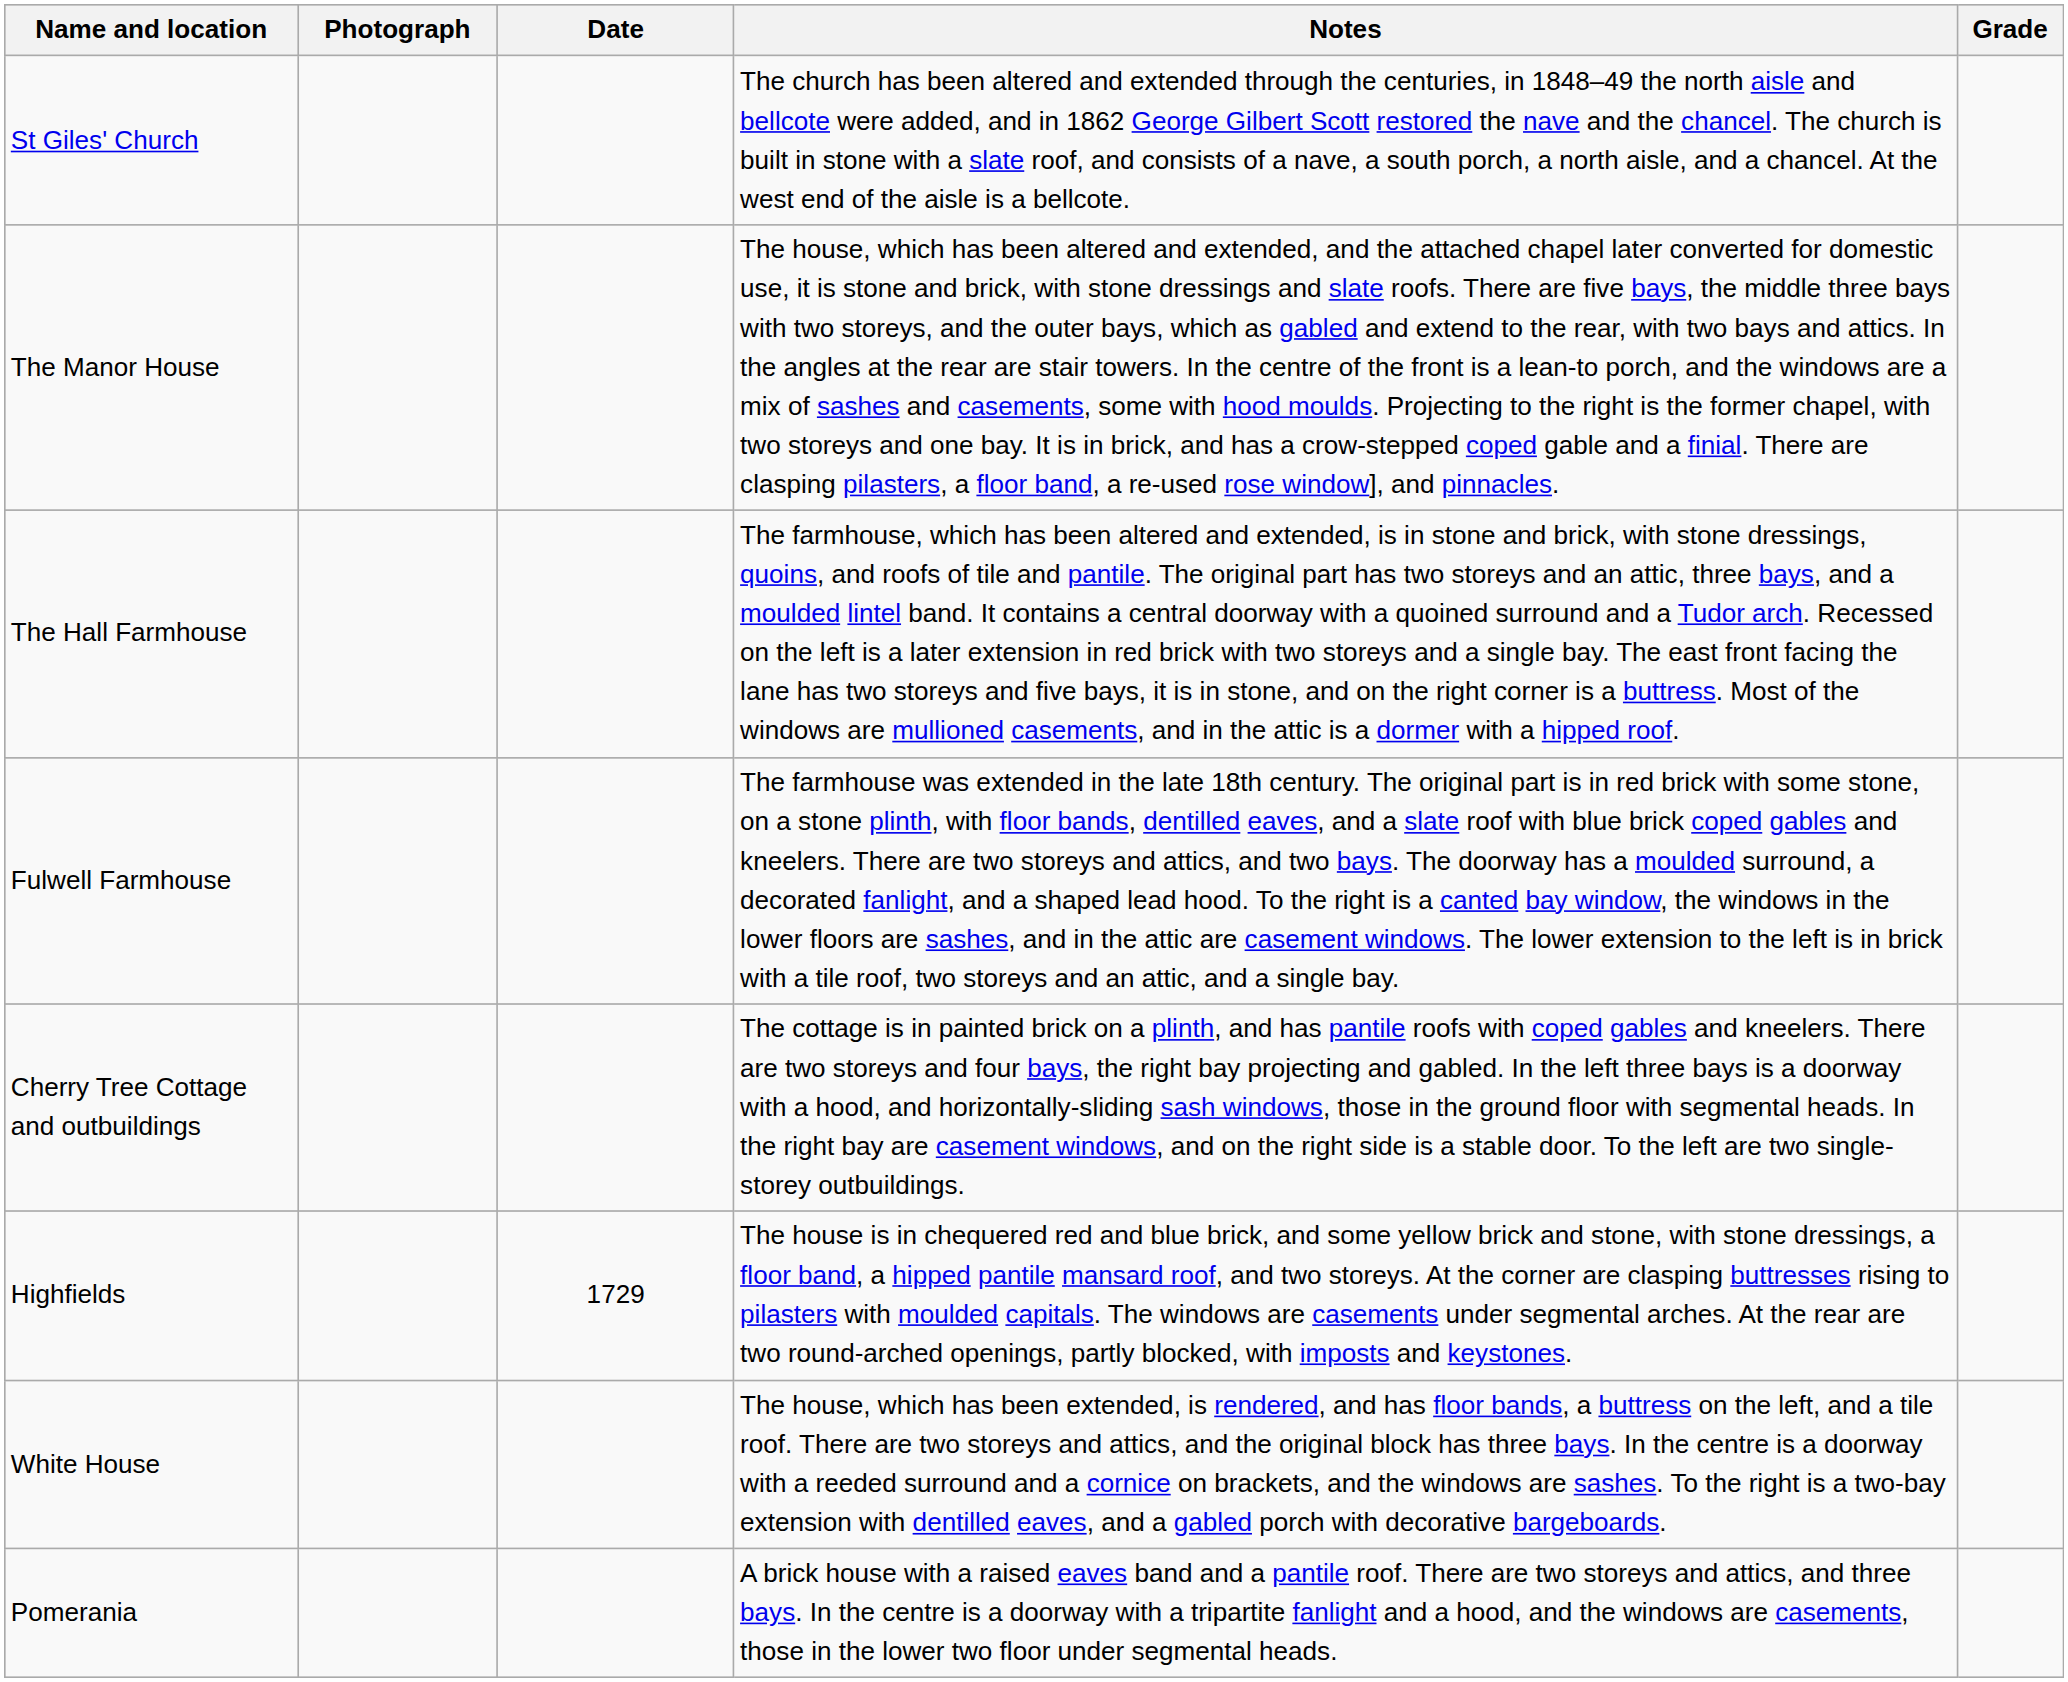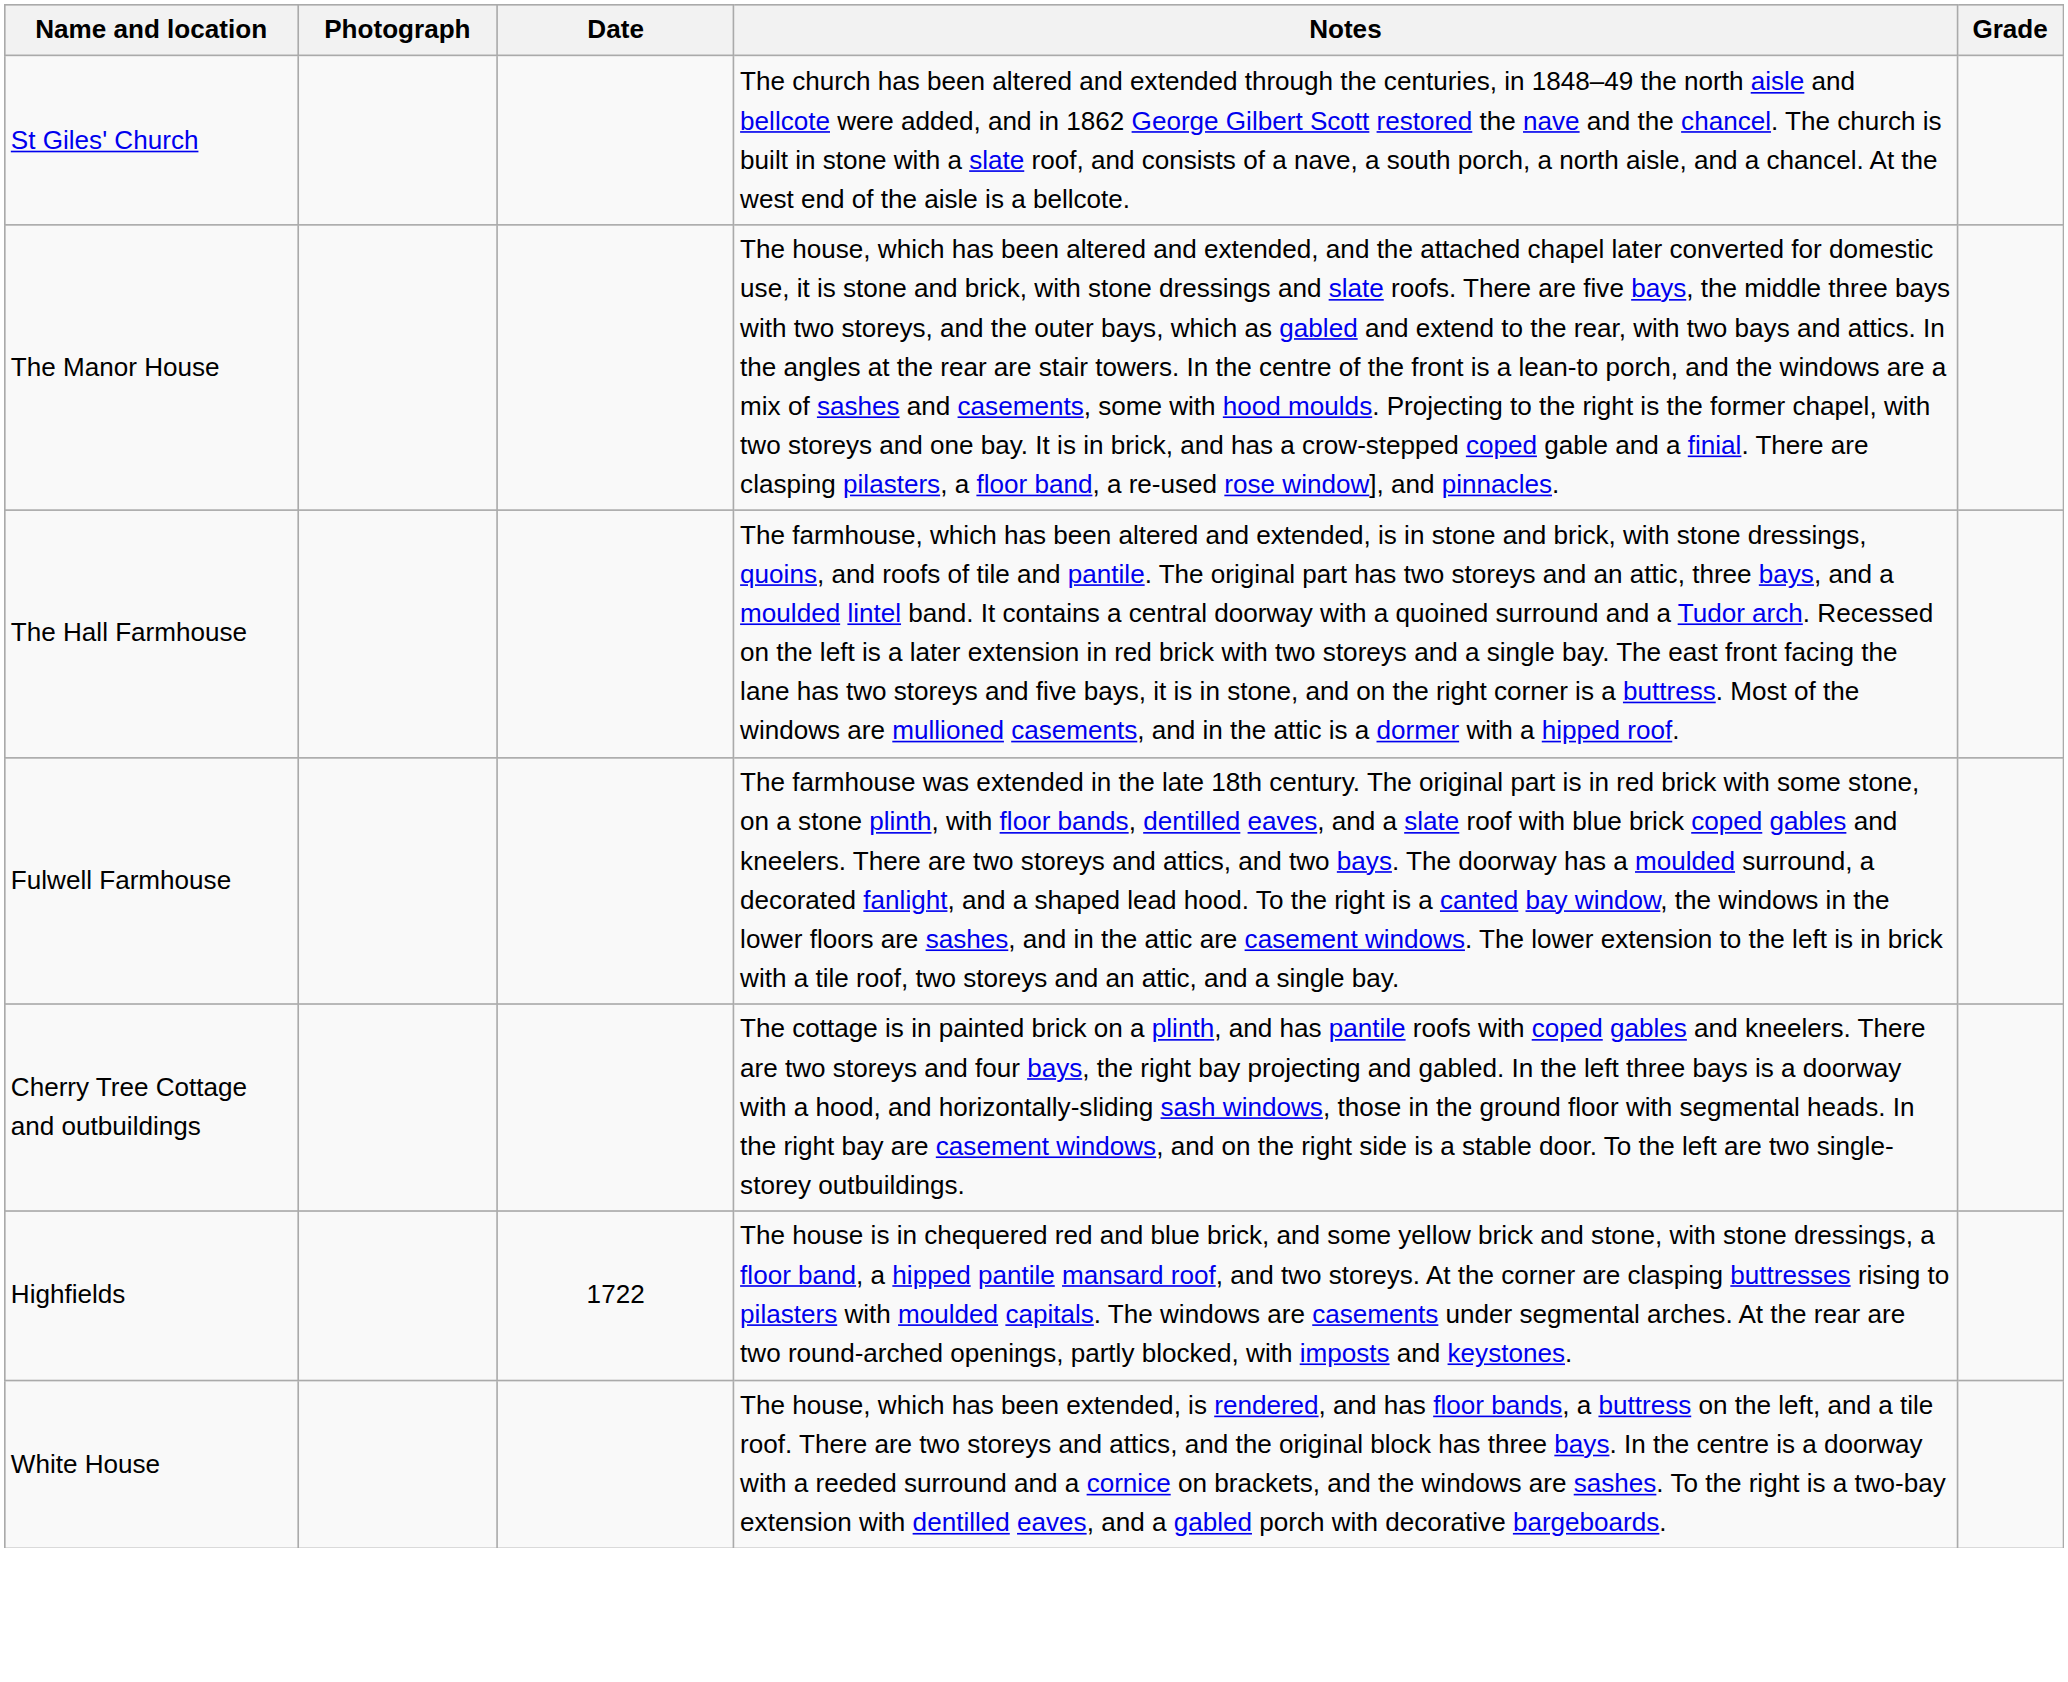(616, 1295) 1729 -> (616, 1295) 1722
- row: (74, 1612)
